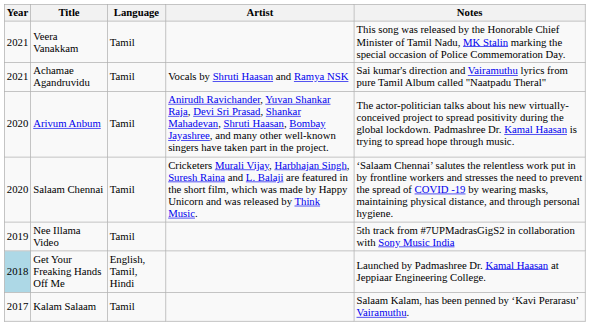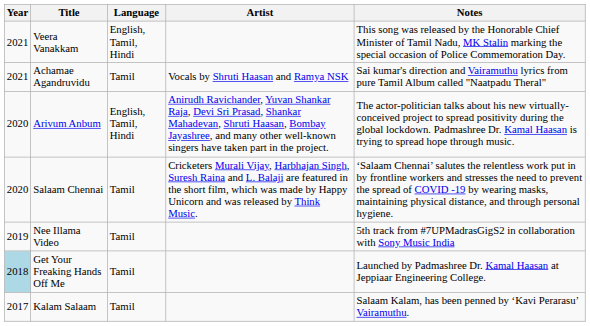(122, 42) Tamil -> (127, 42) English, Tamil, Hindi
(122, 124) Tamil -> (127, 124) English, Tamil, Hindi
(127, 271) English, Tamil, Hindi -> (122, 271) Tamil
